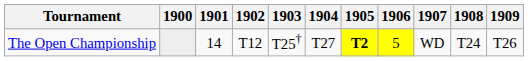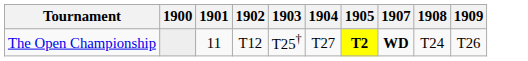- column: (396, 16)
(214, 42) 14 -> (214, 42) 11
(432, 42) normal -> (396, 42) bold
